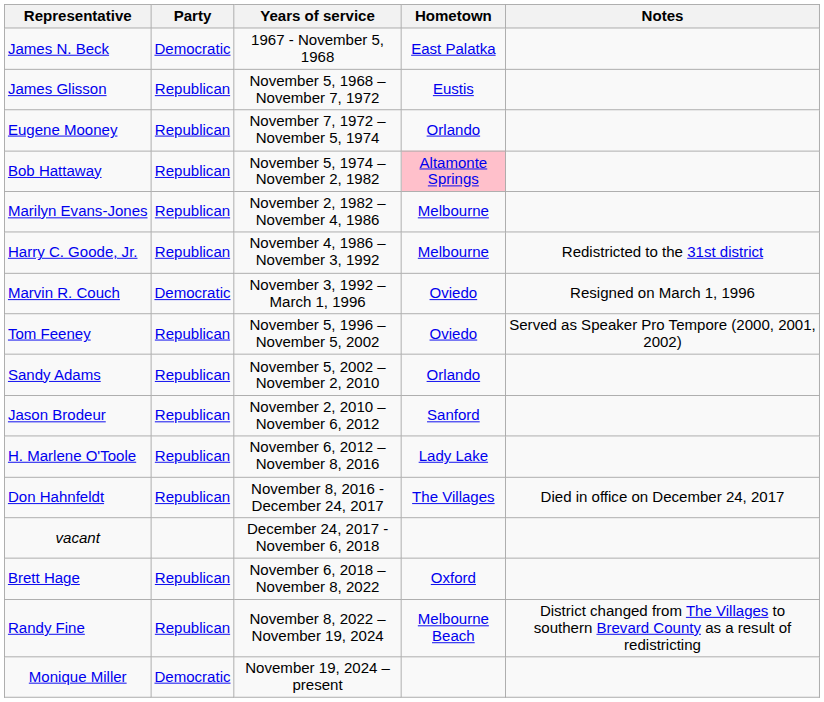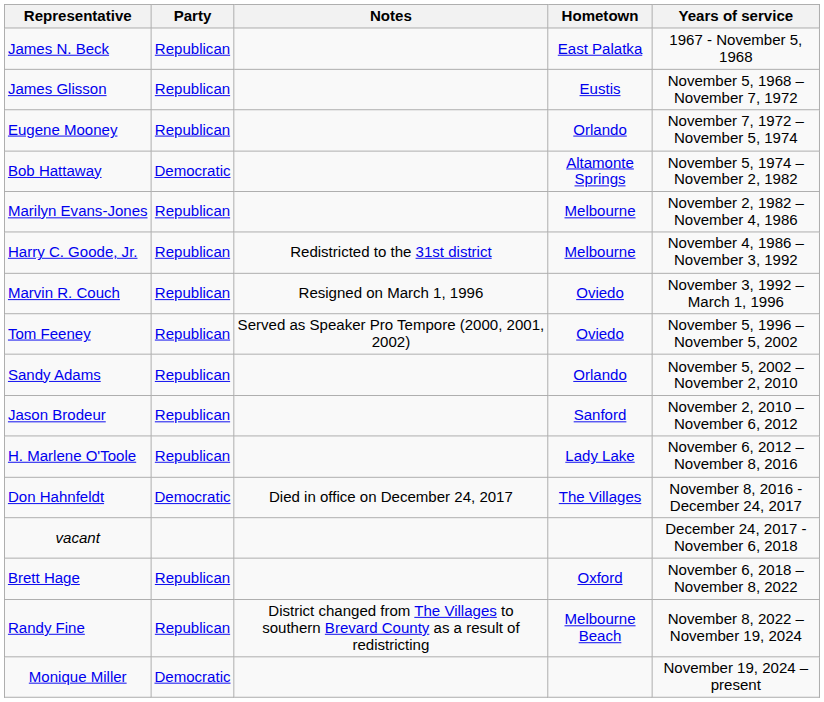columns swapped: (318, 16) <-> (663, 16)
(192, 48) Democratic -> (192, 48) Republican
(192, 171) Republican -> (192, 171) Democratic
(453, 171) pink background -> (600, 171) no background
(192, 293) Democratic -> (192, 293) Republican
(192, 497) Republican -> (192, 497) Democratic
